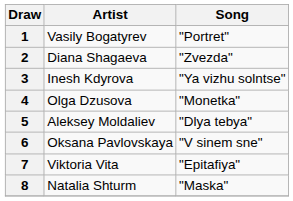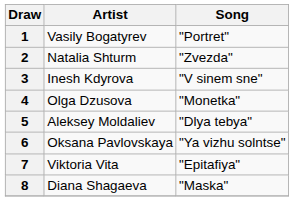(97, 57) Diana Shagaeva -> (92, 57) Natalia Shturm
(232, 79) "Ya vizhu solntse" -> (221, 79) "V sinem sne"
(221, 143) "V sinem sne" -> (232, 143) "Ya vizhu solntse"
(92, 185) Natalia Shturm -> (97, 185) Diana Shagaeva
